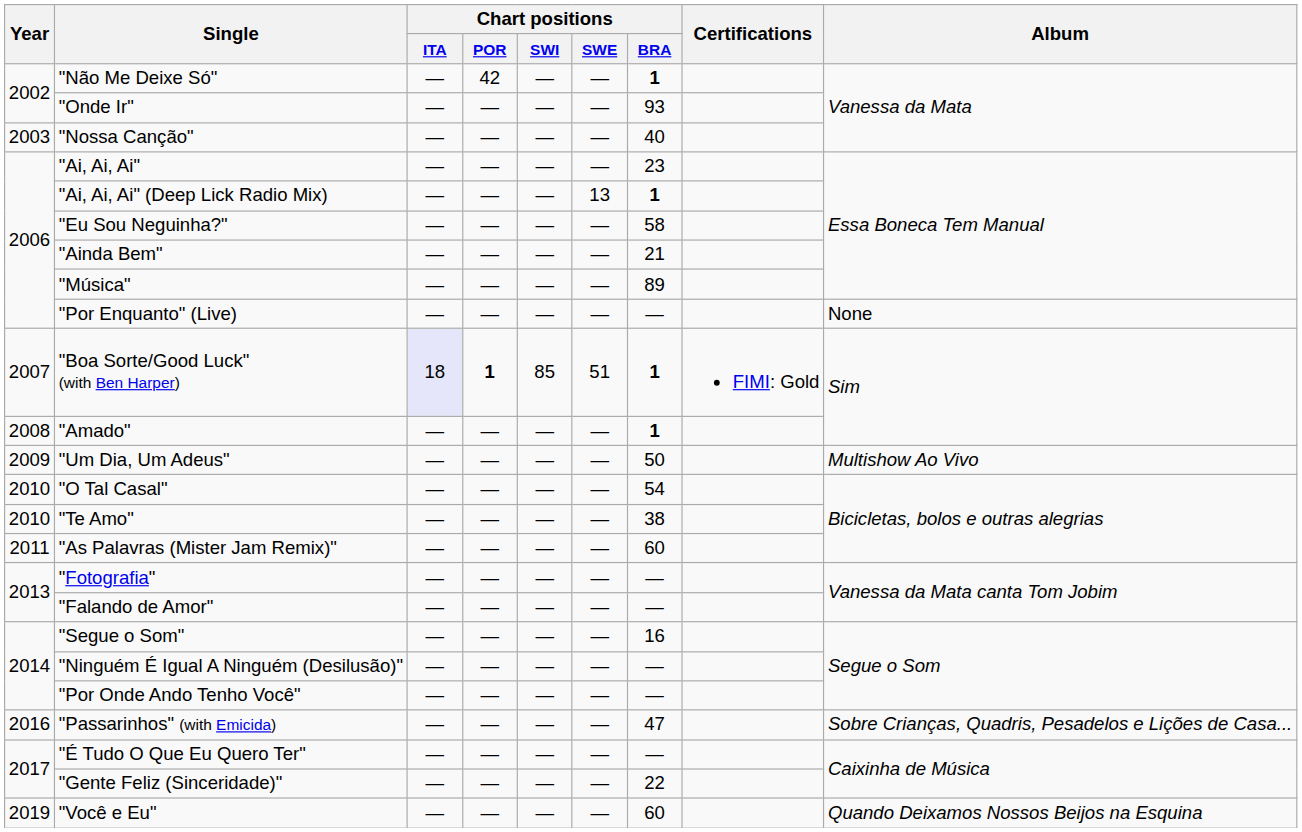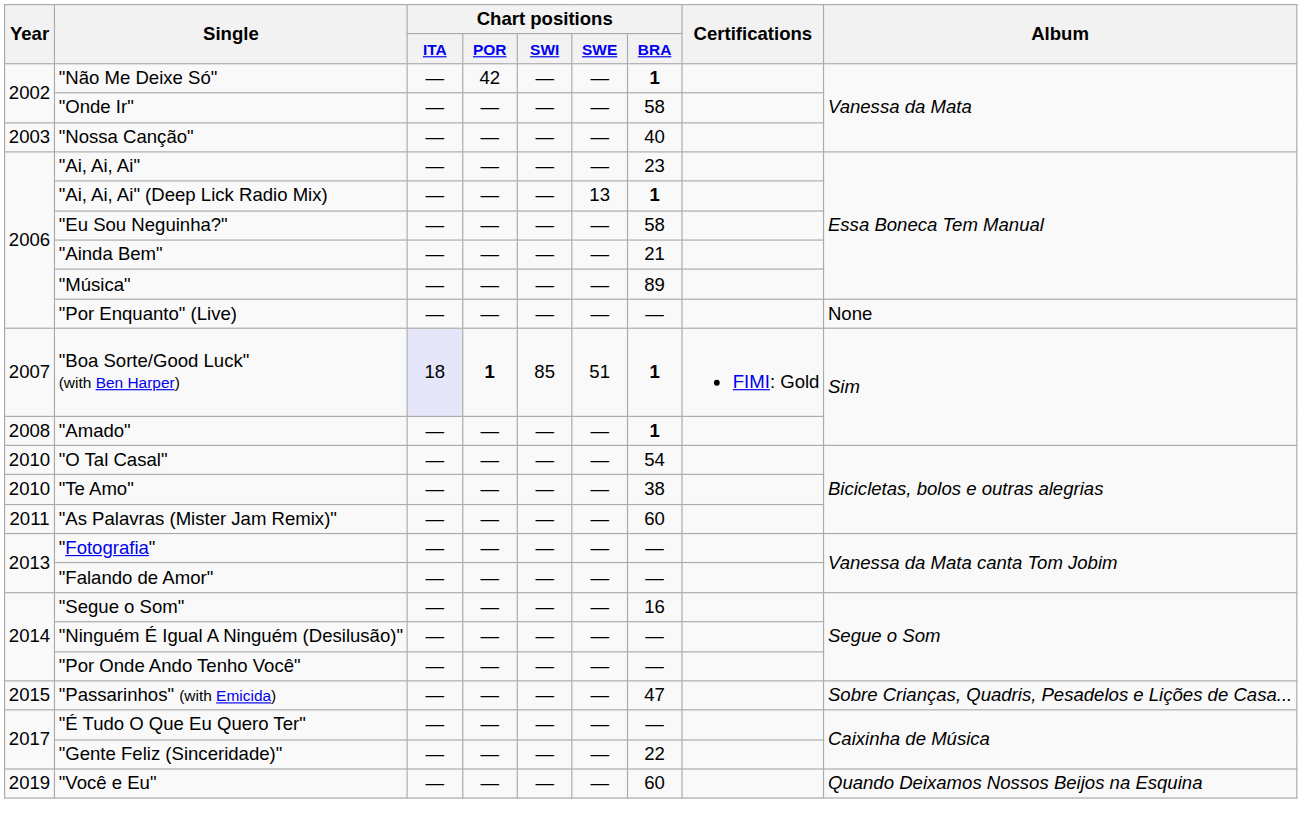(655, 107) 93 -> (655, 107) 58
- row: (144, 459)
(30, 724) 2016 -> (30, 695) 2015
